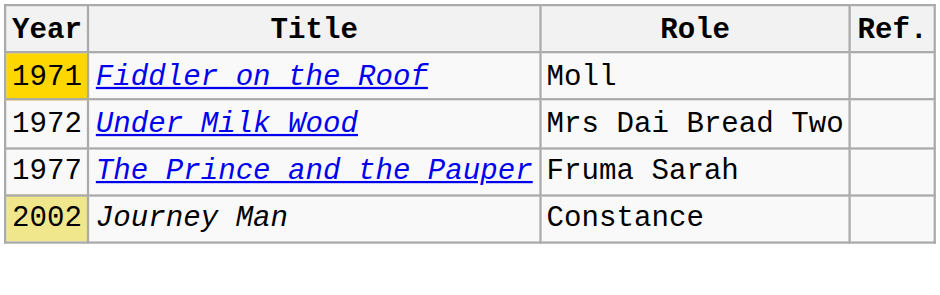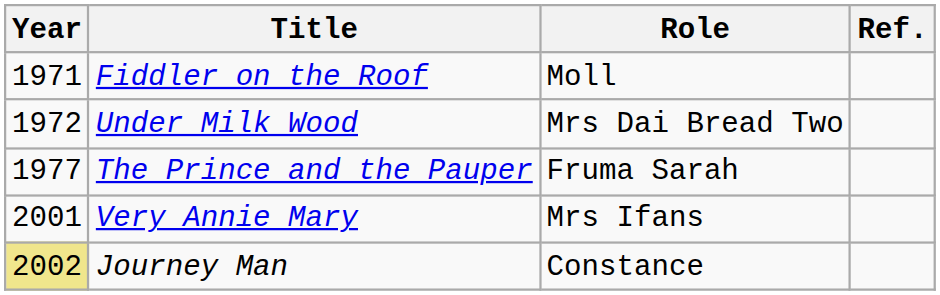(47, 76) gold background -> (47, 76) no background
+ row: (227, 219)
